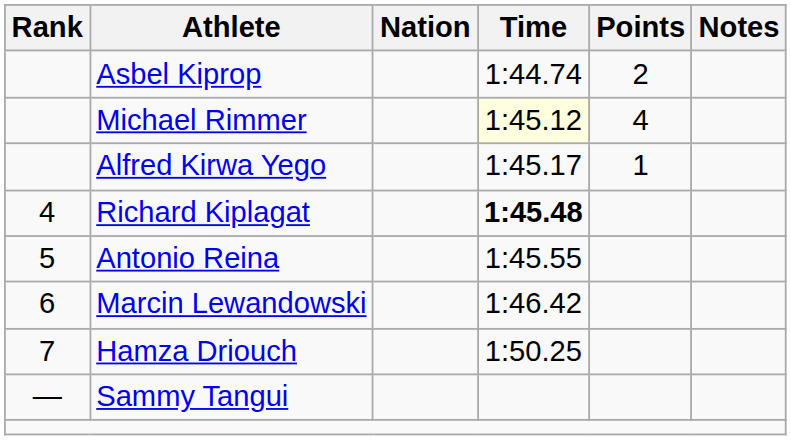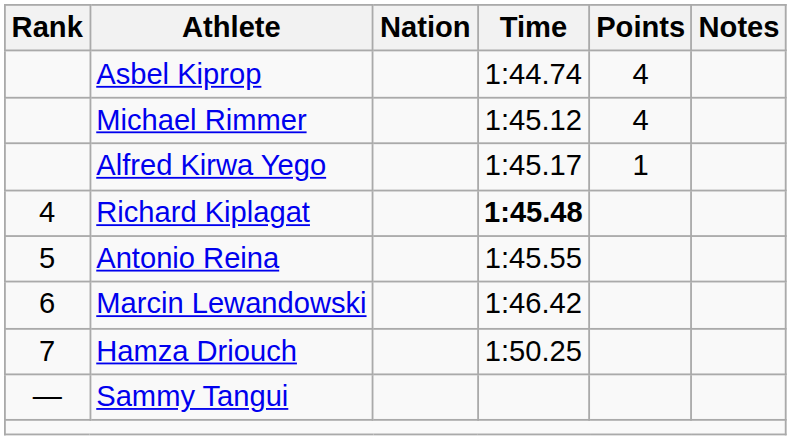(641, 73) 2 -> (641, 73) 4
(533, 119) lightyellow background -> (533, 119) no background
